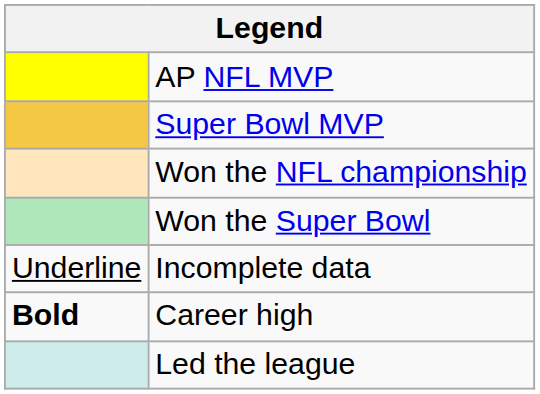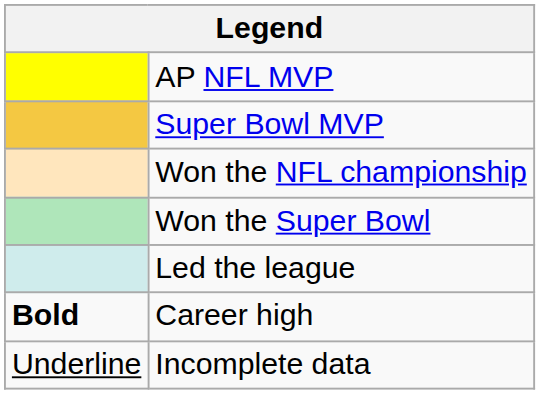rows swapped: (255, 364) <-> (263, 268)
